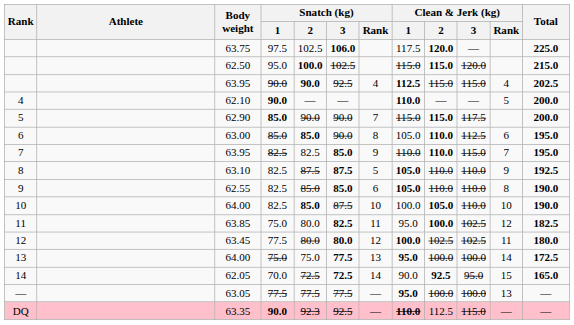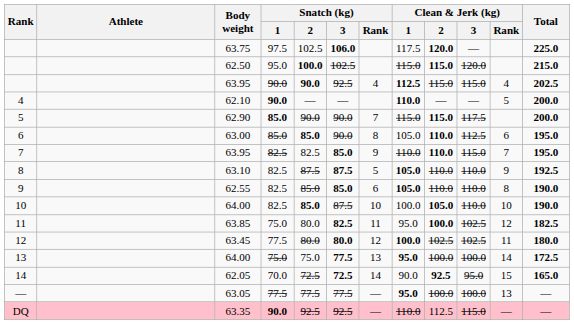(310, 310) 92.3 -> (310, 310) 92.5
(408, 310) bold -> (408, 310) normal
